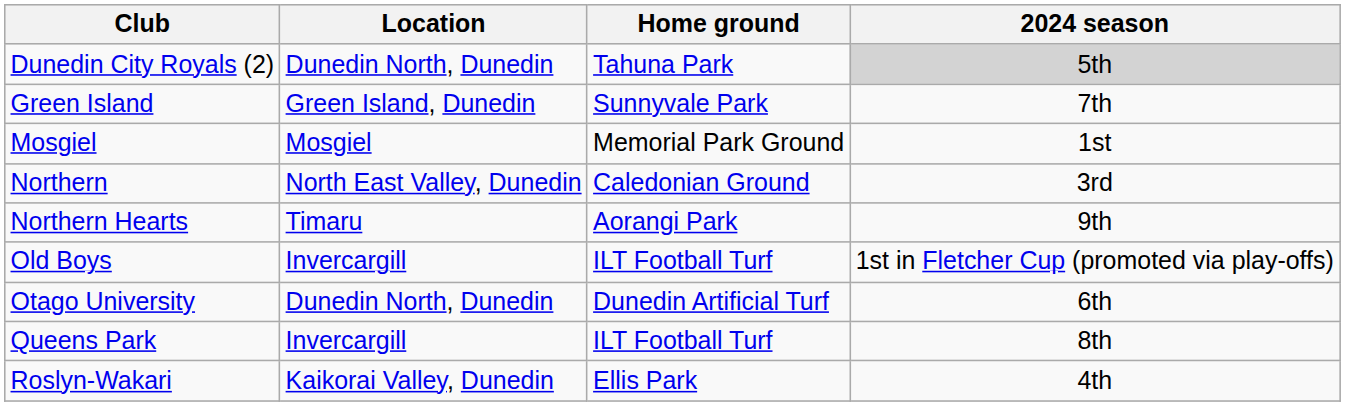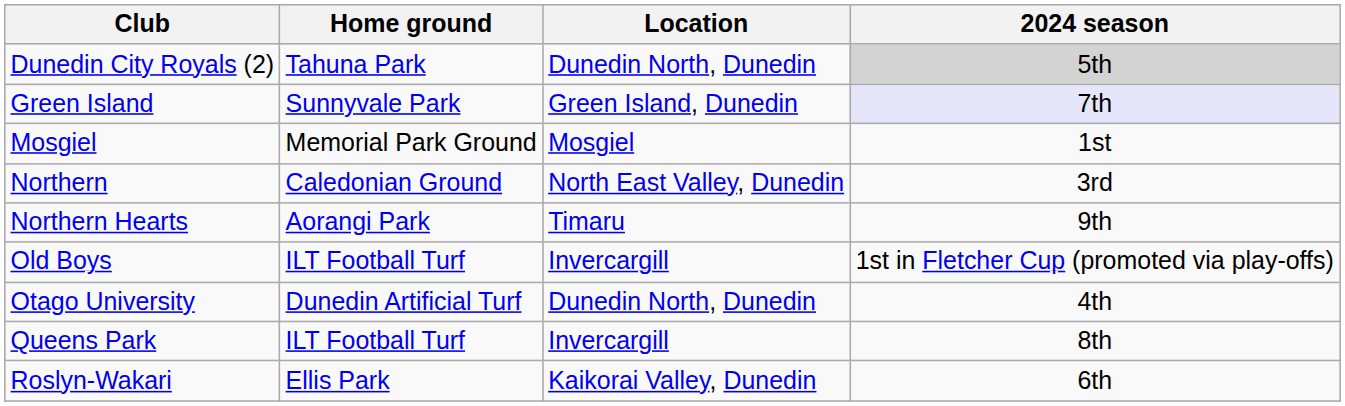columns swapped: (719, 24) <-> (434, 24)
(1095, 103) no background -> (1095, 103) lavender background
(1095, 301) 6th -> (1095, 301) 4th
(1095, 380) 4th -> (1095, 380) 6th
